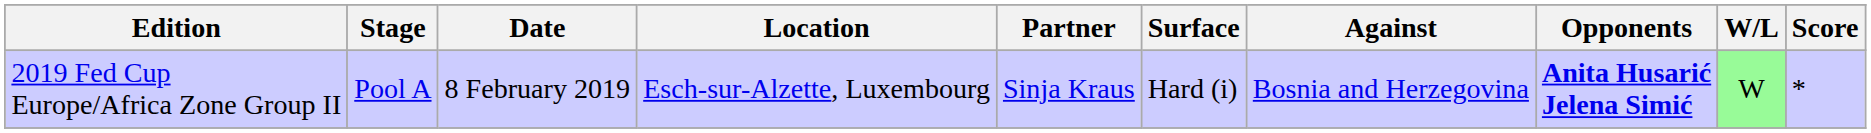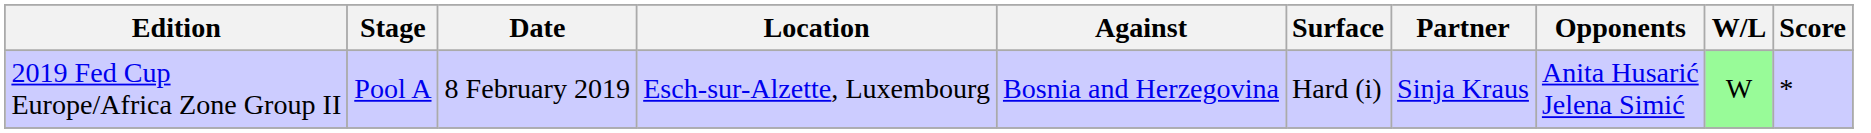columns swapped: (1391, 26) <-> (1069, 26)
(1627, 88) bold -> (1620, 88) normal
